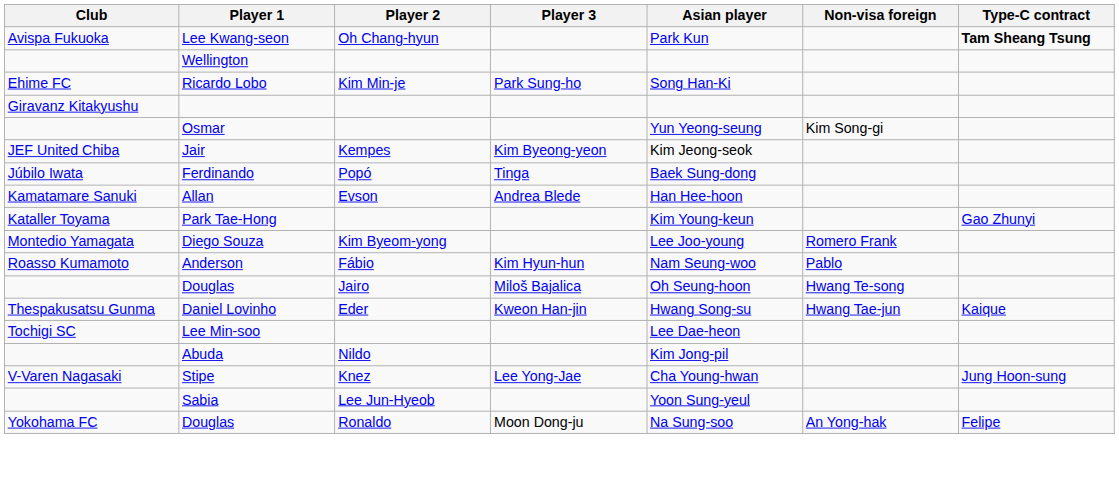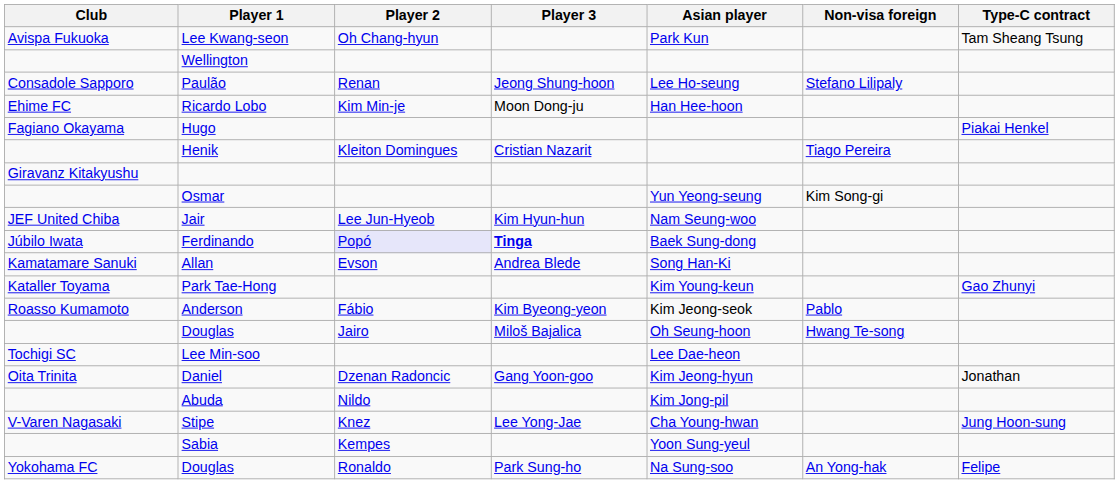(1026, 38) bold -> (1022, 38) normal
+ row: (71, 83)
(538, 83) Park Sung-ho -> (539, 106) Moon Dong-ju
(690, 83) Song Han-Ki -> (696, 106) Han Hee-hoon
+ row: (66, 128)
+ row: (91, 151)
(364, 151) Kempes -> (386, 219) Lee Jun-Hyeob
(550, 151) Kim Byeong-yeon -> (539, 219) Kim Hyun-hun
(701, 151) Kim Jeong-seok -> (703, 219) Nam Seung-woo
(355, 173) no background -> (354, 241) lavender background
(512, 173) normal -> (513, 241) bold
(696, 196) Han Hee-hoon -> (690, 264) Song Han-Ki
- row: (71, 241)
(539, 264) Kim Hyun-hun -> (550, 309) Kim Byeong-yeon
(703, 264) Nam Seung-woo -> (701, 309) Kim Jeong-seok
- row: (81, 309)
+ row: (42, 377)
(386, 399) Lee Jun-Hyeob -> (364, 444) Kempes
(539, 422) Moon Dong-ju -> (538, 467) Park Sung-ho
